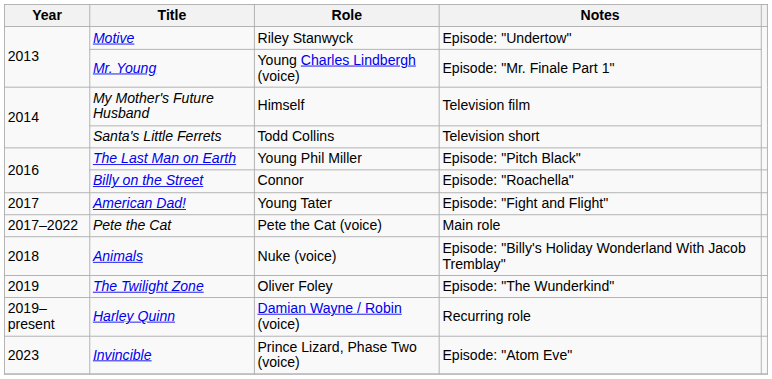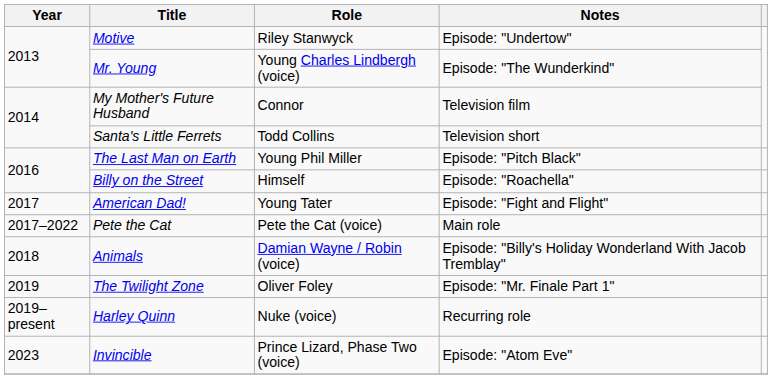(528, 68) Episode: "Mr. Finale Part 1" -> (528, 68) Episode: "The Wunderkind"
(281, 106) Himself -> (281, 106) Connor
(281, 181) Connor -> (281, 181) Himself
(297, 256) Nuke (voice) -> (330, 256) Damian Wayne / Robin (voice)
(528, 286) Episode: "The Wunderkind" -> (528, 286) Episode: "Mr. Finale Part 1"
(330, 316) Damian Wayne / Robin (voice) -> (297, 316) Nuke (voice)
